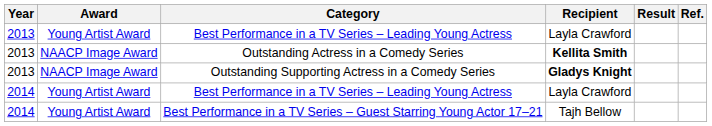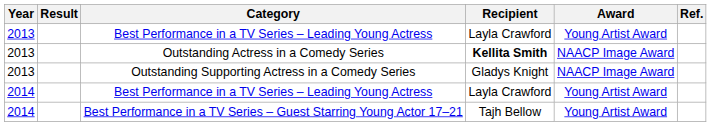columns swapped: (99, 14) <-> (656, 14)
(590, 72) bold -> (510, 72) normal
